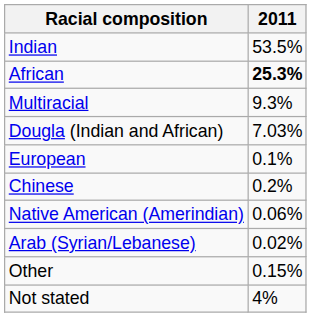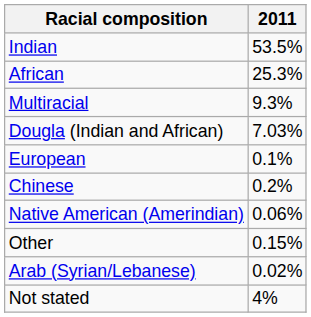(277, 75) bold -> (277, 75) normal
rows swapped: (102, 243) <-> (31, 271)
